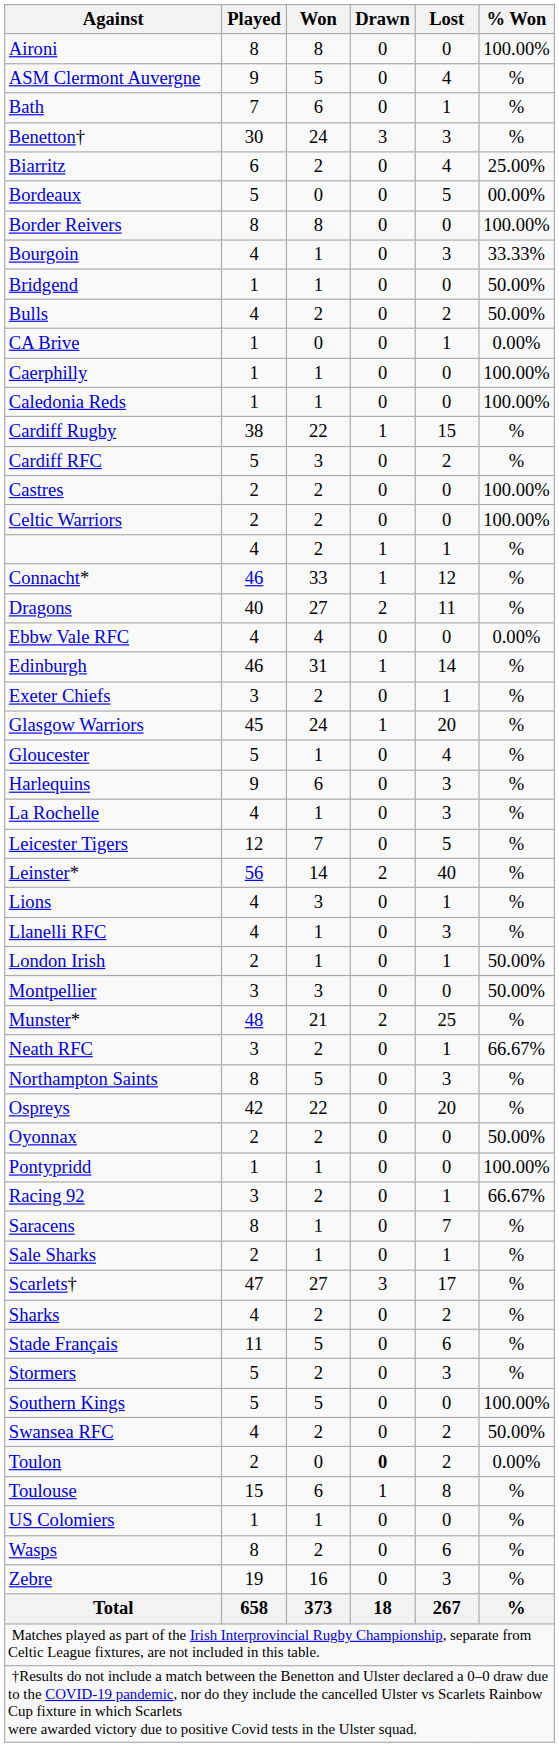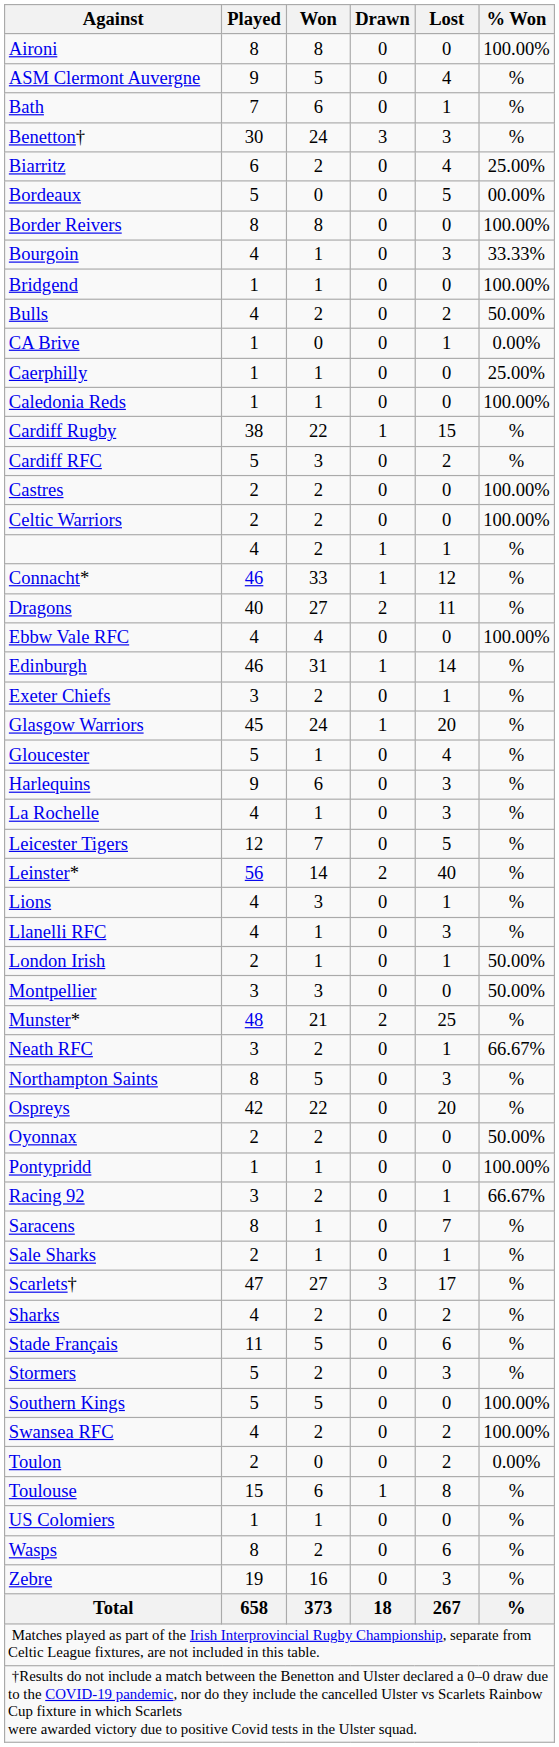(516, 284) 50.00% -> (516, 284) 100.00%
(516, 372) 100.00% -> (516, 372) 25.00%
(516, 637) 0.00% -> (516, 637) 100.00%
(516, 1432) 50.00% -> (516, 1432) 100.00%
(383, 1461) bold -> (383, 1461) normal
